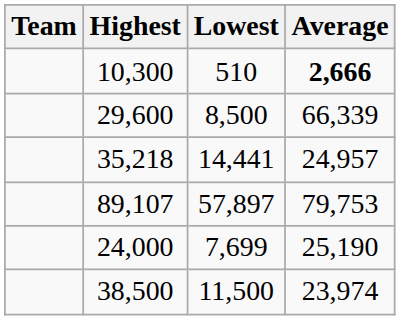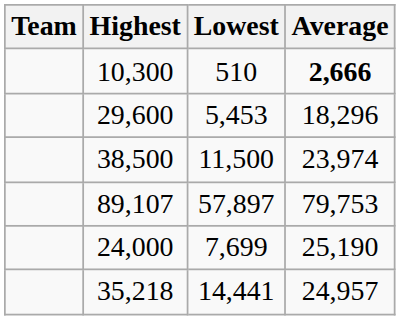(236, 114) 8,500 -> (236, 114) 5,453
(340, 114) 66,339 -> (340, 114) 18,296
rows swapped: (135, 159) <-> (135, 291)
